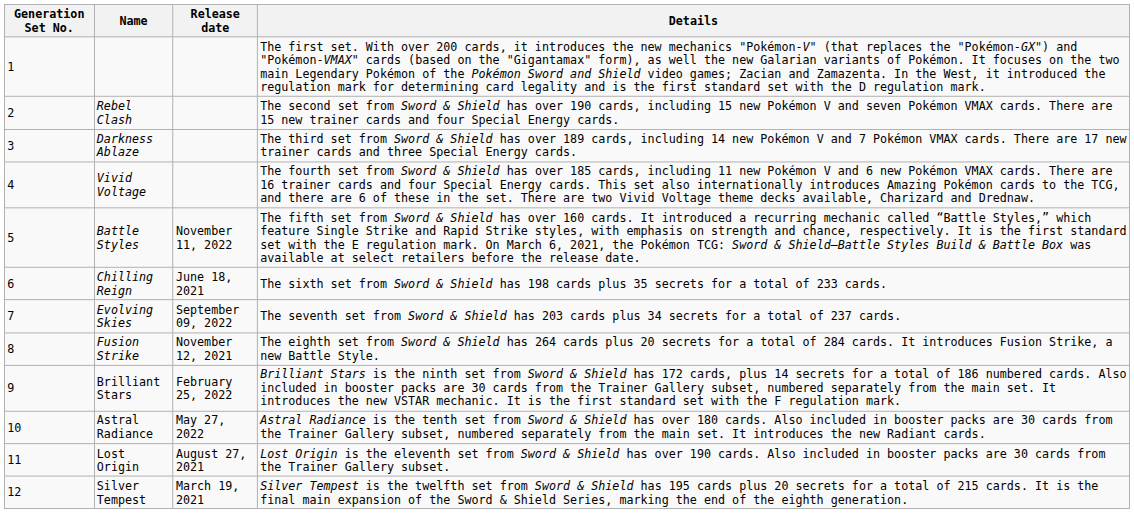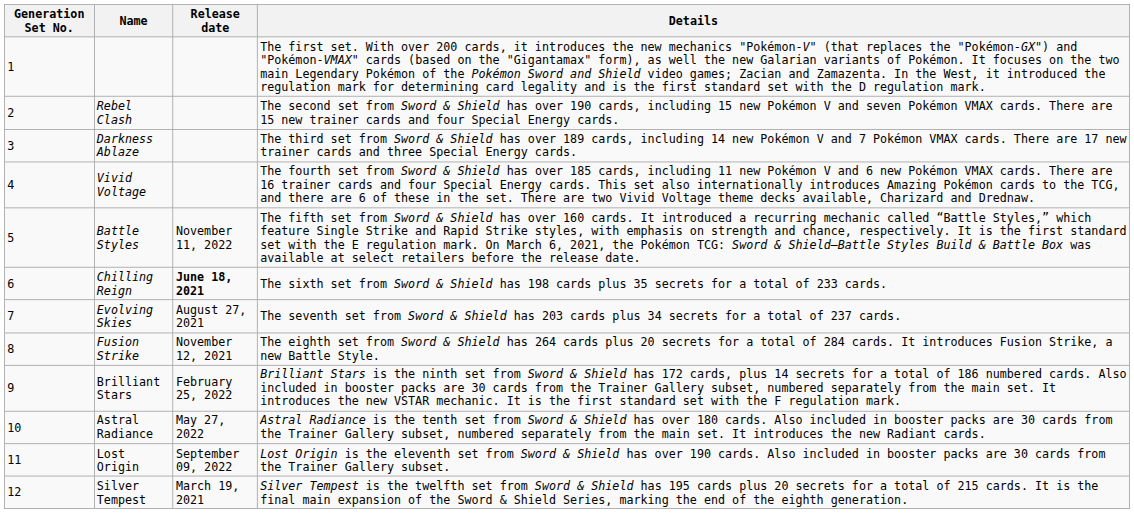(204, 284) normal -> (204, 284) bold
(208, 316) September 09, 2022 -> (211, 316) August 27, 2021
(211, 460) August 27, 2021 -> (208, 460) September 09, 2022
